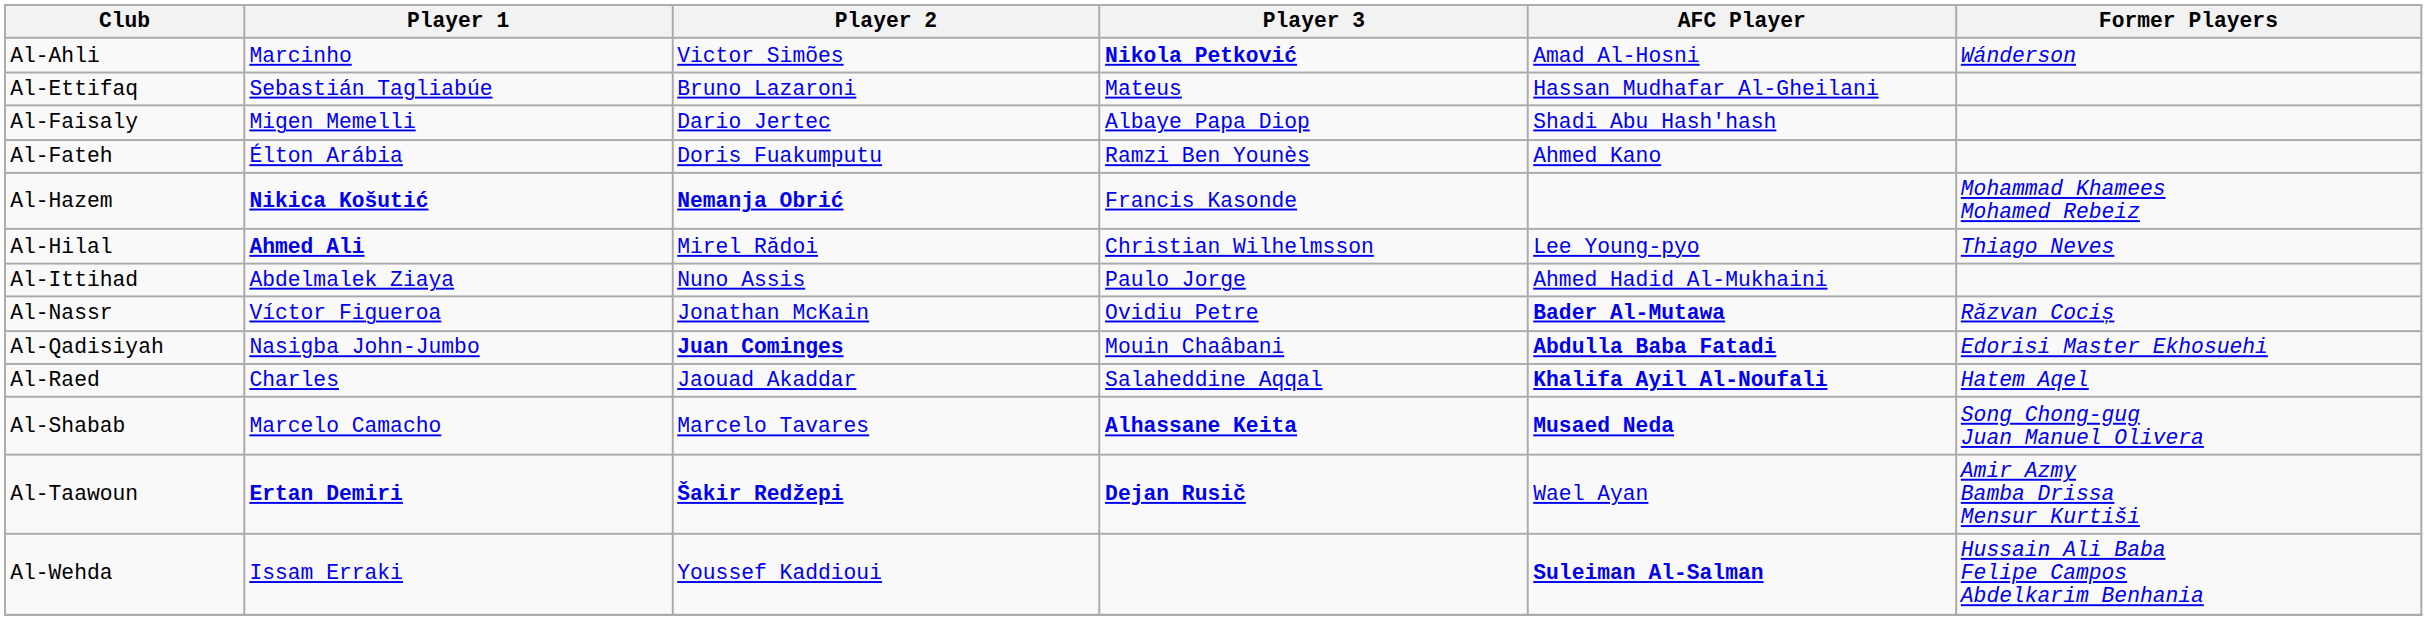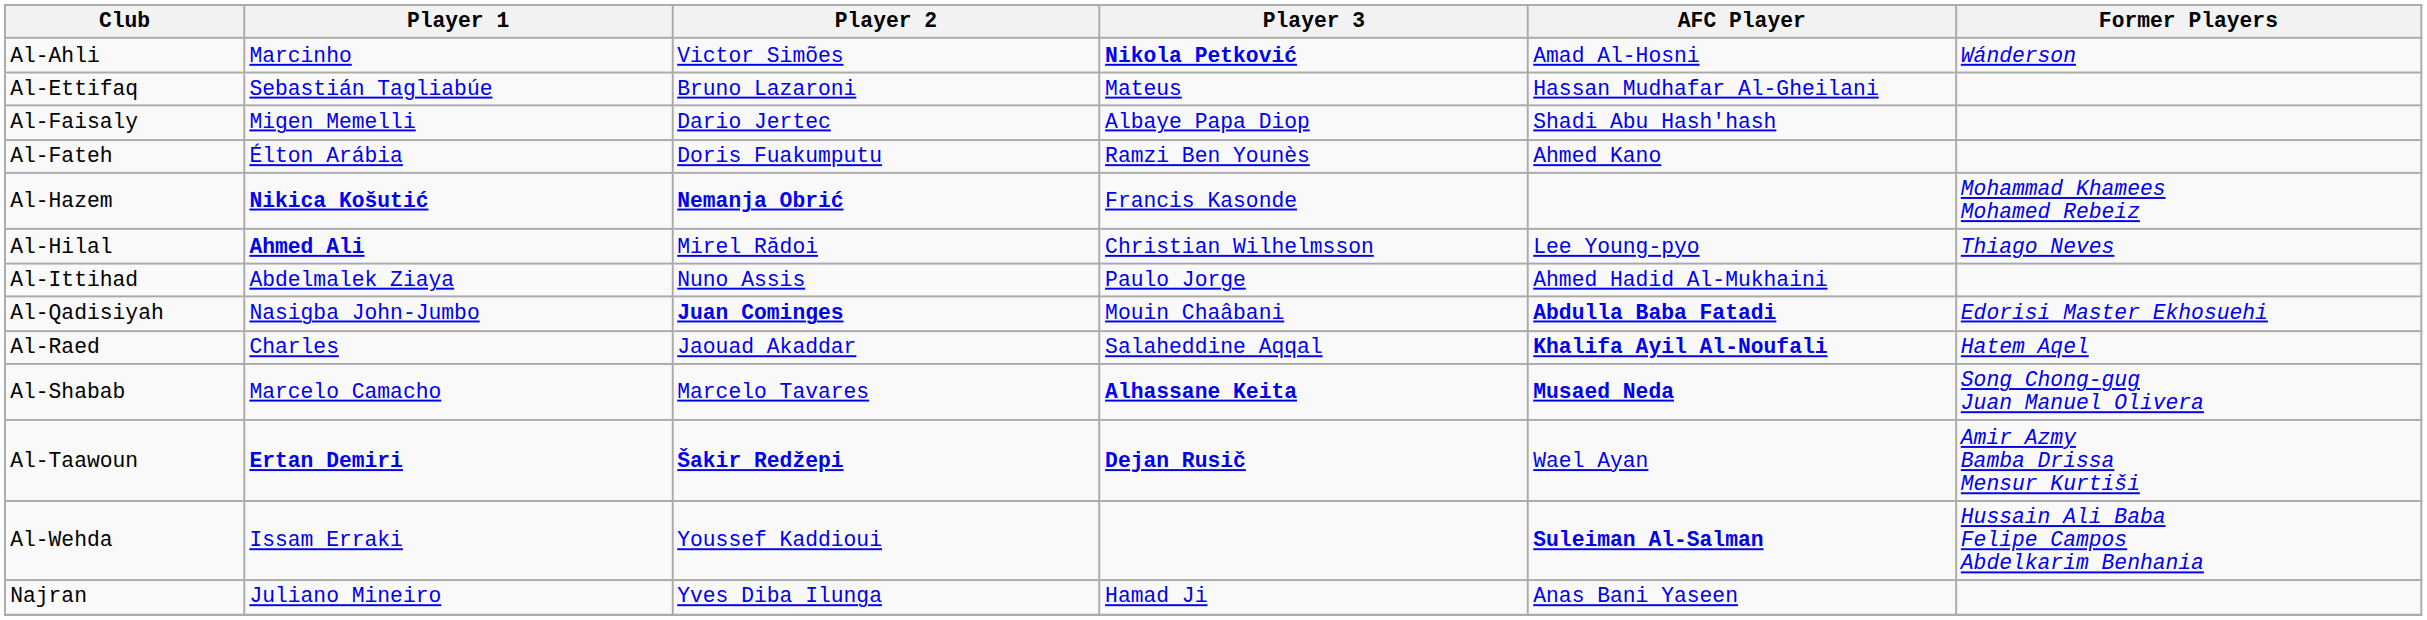- row: (61, 314)
+ row: (49, 597)
